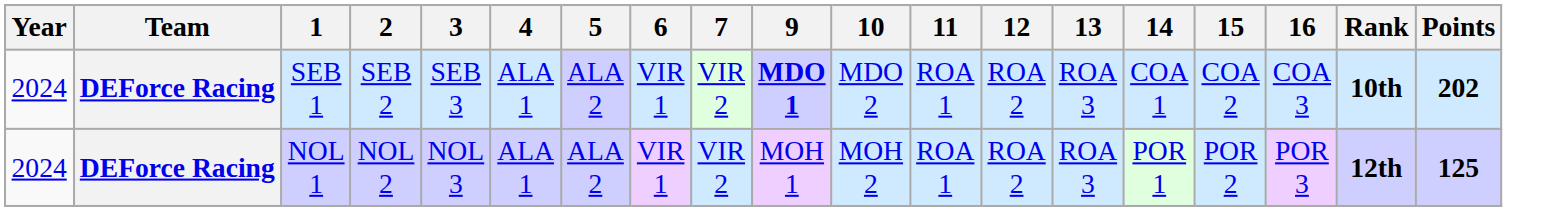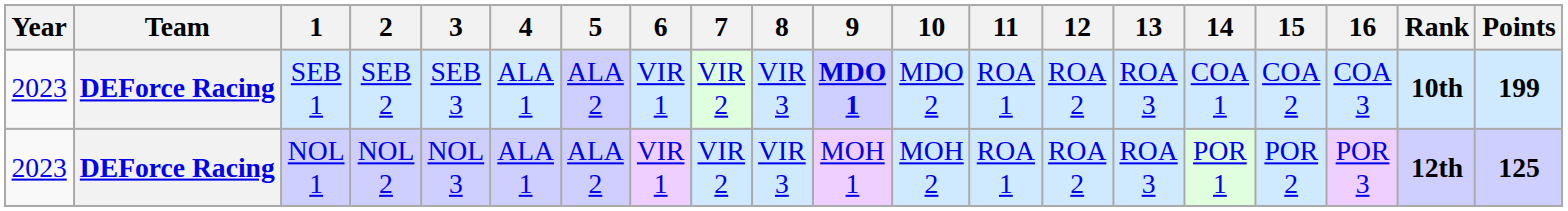+ column: (782, 26)
(39, 88) 2024 -> (39, 88) 2023
(1458, 88) 202 -> (1519, 88) 199
(39, 166) 2024 -> (39, 166) 2023
